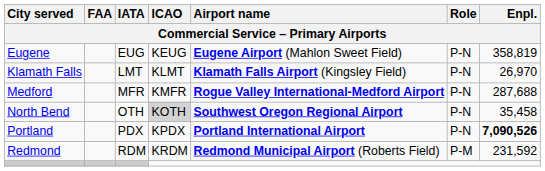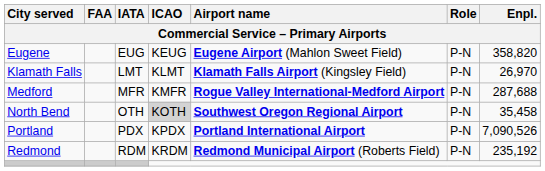(515, 53) 358,819 -> (515, 53) 358,820
(510, 131) bold -> (510, 131) normal
(461, 151) P-M -> (461, 151) P-N
(515, 151) 231,592 -> (515, 151) 235,192
